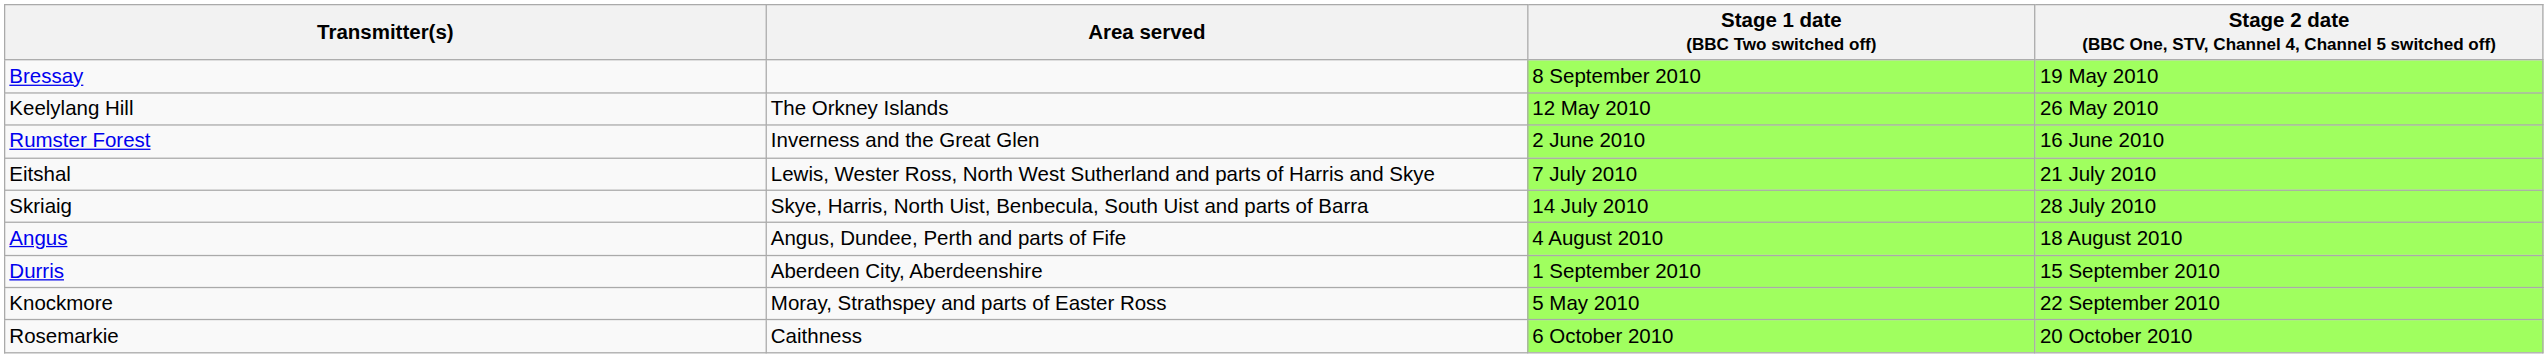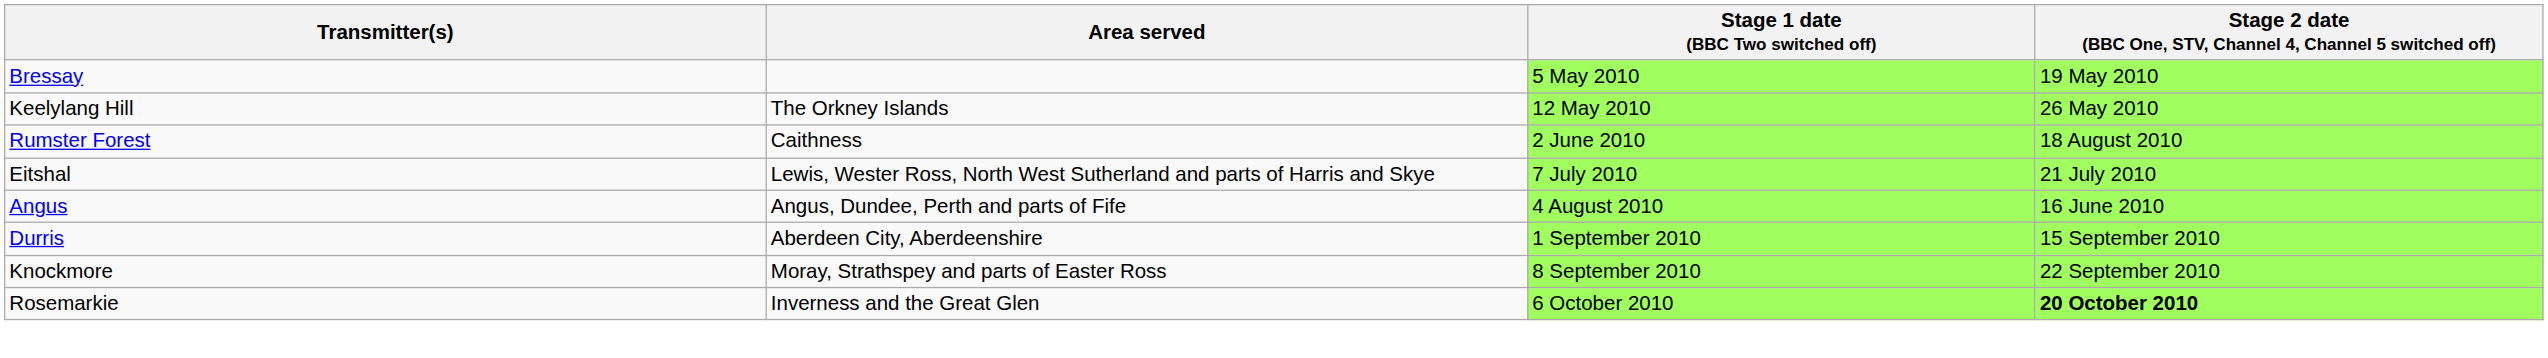(1617, 76) 8 September 2010 -> (1586, 76) 5 May 2010
(905, 141) Inverness and the Great Glen -> (816, 141) Caithness
(2102, 141) 16 June 2010 -> (2111, 141) 18 August 2010
- row: (41, 206)
(2111, 238) 18 August 2010 -> (2102, 206) 16 June 2010
(1586, 303) 5 May 2010 -> (1617, 271) 8 September 2010
(816, 336) Caithness -> (905, 303) Inverness and the Great Glen
(2116, 336) normal -> (2119, 303) bold
